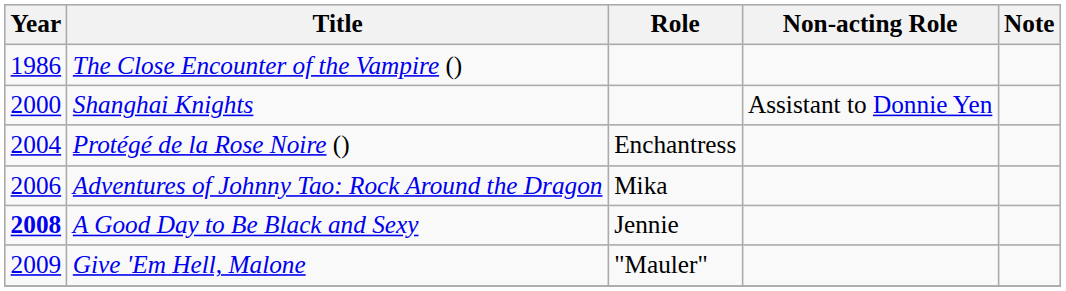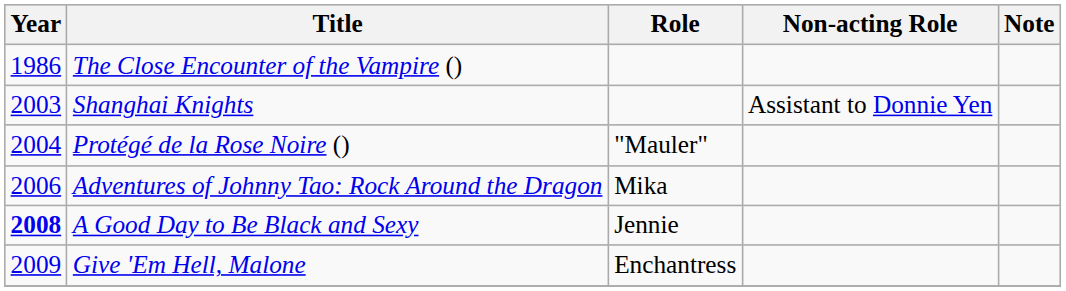(36, 104) 2000 -> (36, 104) 2003
(675, 144) Enchantress -> (661, 144) "Mauler"
(661, 265) "Mauler" -> (675, 265) Enchantress
